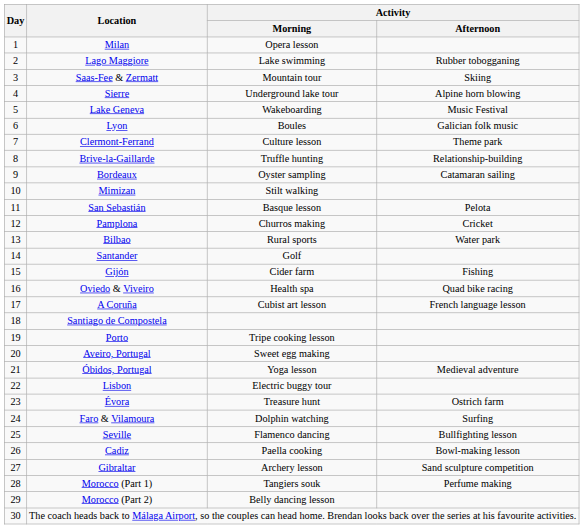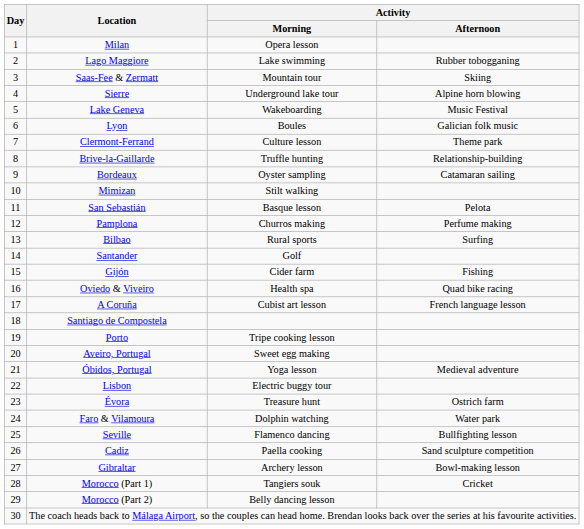(478, 223) Cricket -> (478, 223) Perfume making
(478, 239) Water park -> (478, 239) Surfing
(478, 418) Surfing -> (478, 418) Water park
(478, 451) Bowl-making lesson -> (478, 451) Sand sculpture competition
(478, 467) Sand sculpture competition -> (478, 467) Bowl-making lesson
(478, 483) Perfume making -> (478, 483) Cricket
